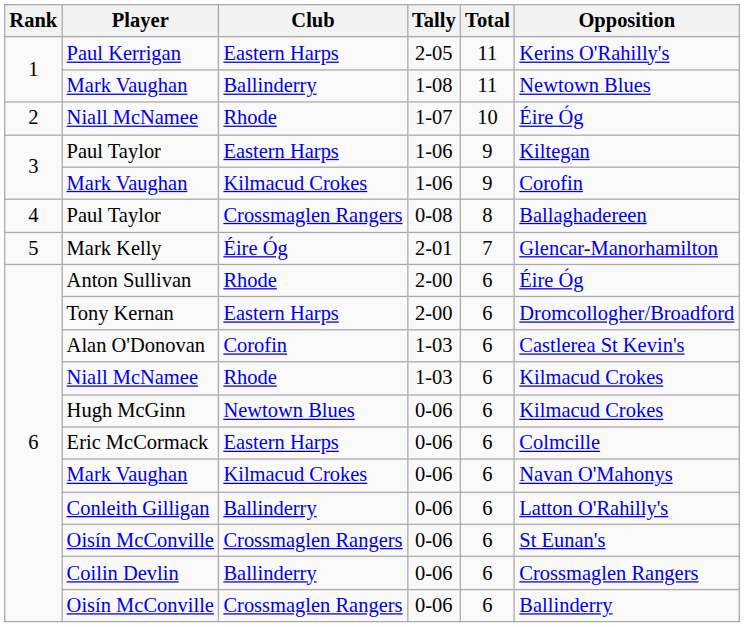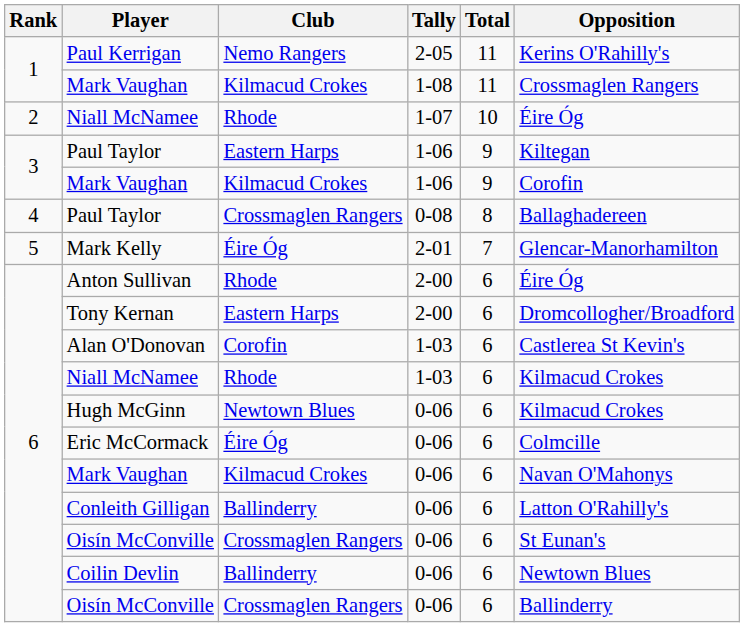(281, 53) Eastern Harps -> (285, 53) Nemo Rangers
(270, 85) Ballinderry -> (295, 85) Kilmacud Crokes
(585, 85) Newtown Blues -> (609, 85) Crossmaglen Rangers
(281, 442) Eastern Harps -> (256, 442) Éire Óg
(609, 572) Crossmaglen Rangers -> (585, 572) Newtown Blues
